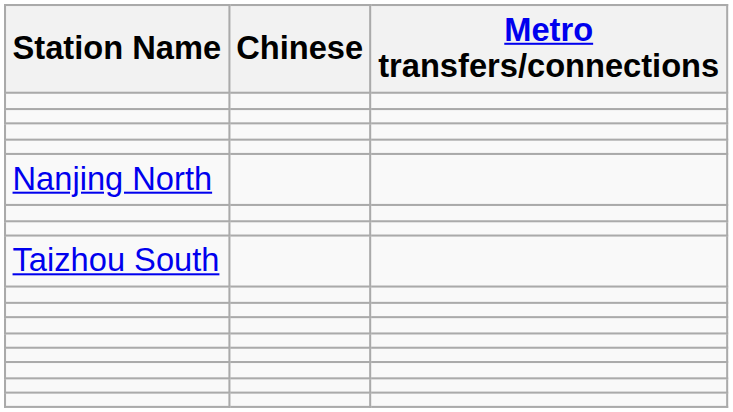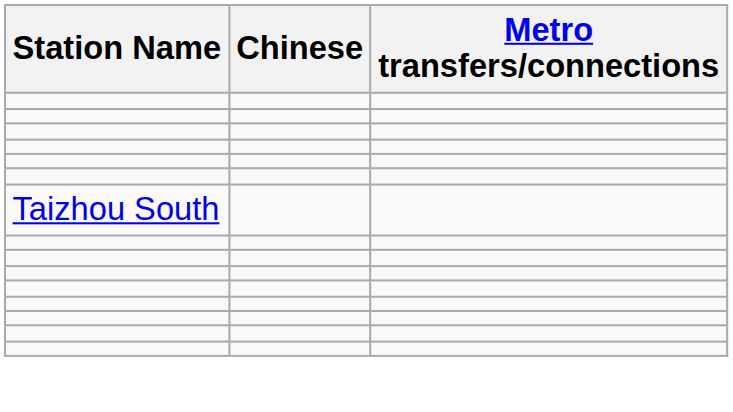- row: (112, 179)
